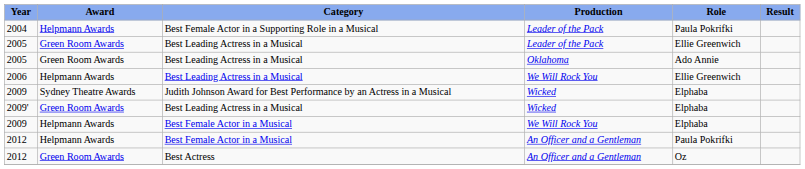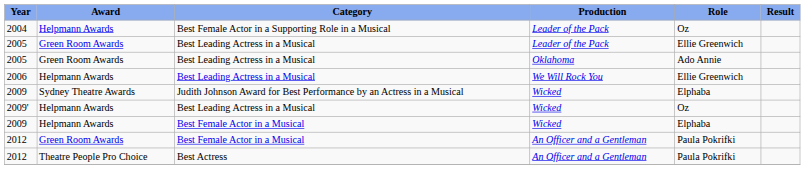(704, 28) Paula Pokrifki -> (683, 28) Oz
(82, 108) Green Room Awards -> (76, 108) Helpmann Awards
(691, 108) Elphaba -> (683, 108) Oz
(562, 124) We Will Rock You -> (547, 124) Wicked
(77, 140) Helpmann Awards -> (81, 140) Green Room Awards
(82, 156) Green Room Awards -> (93, 156) Theatre People Pro Choice
(681, 156) Oz -> (706, 156) Paula Pokrifki
